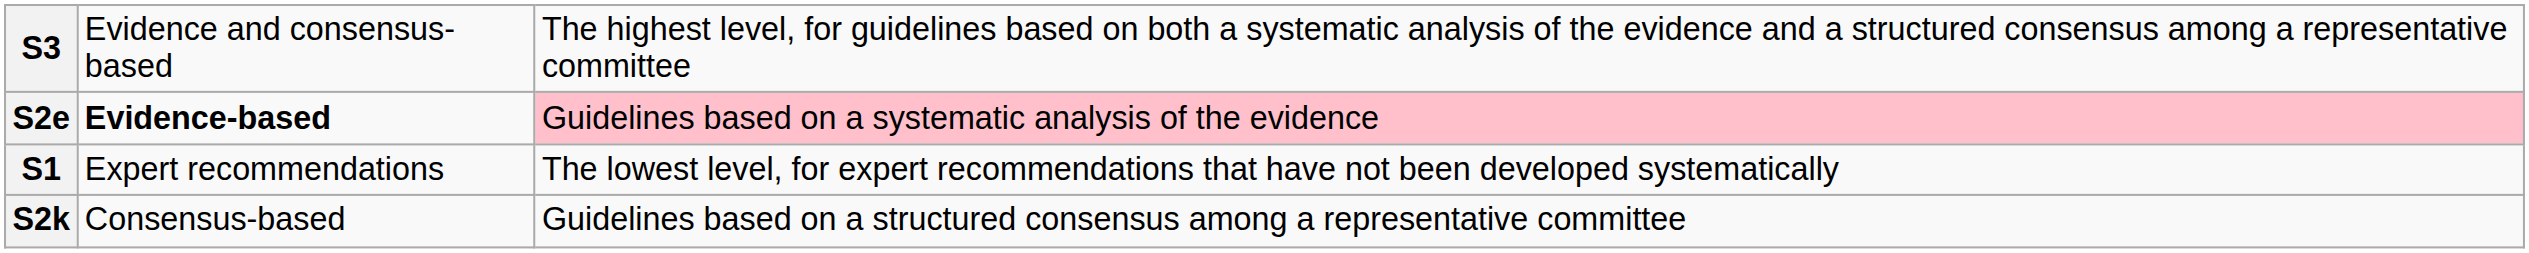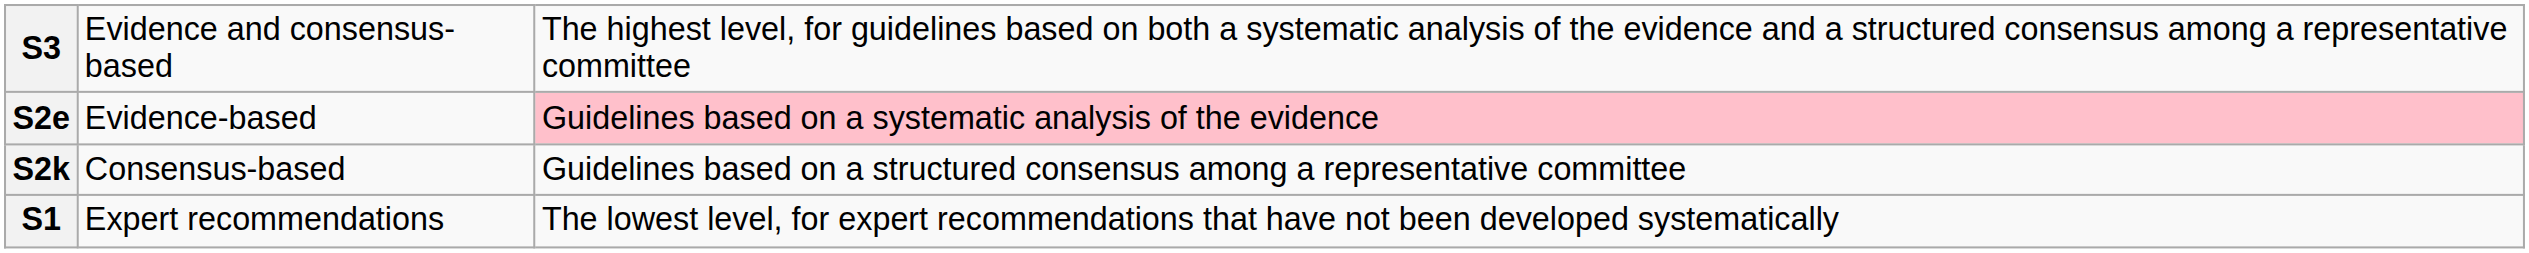(208, 117) bold -> (201, 117) normal
rows swapped: (41, 220) <-> (41, 169)
